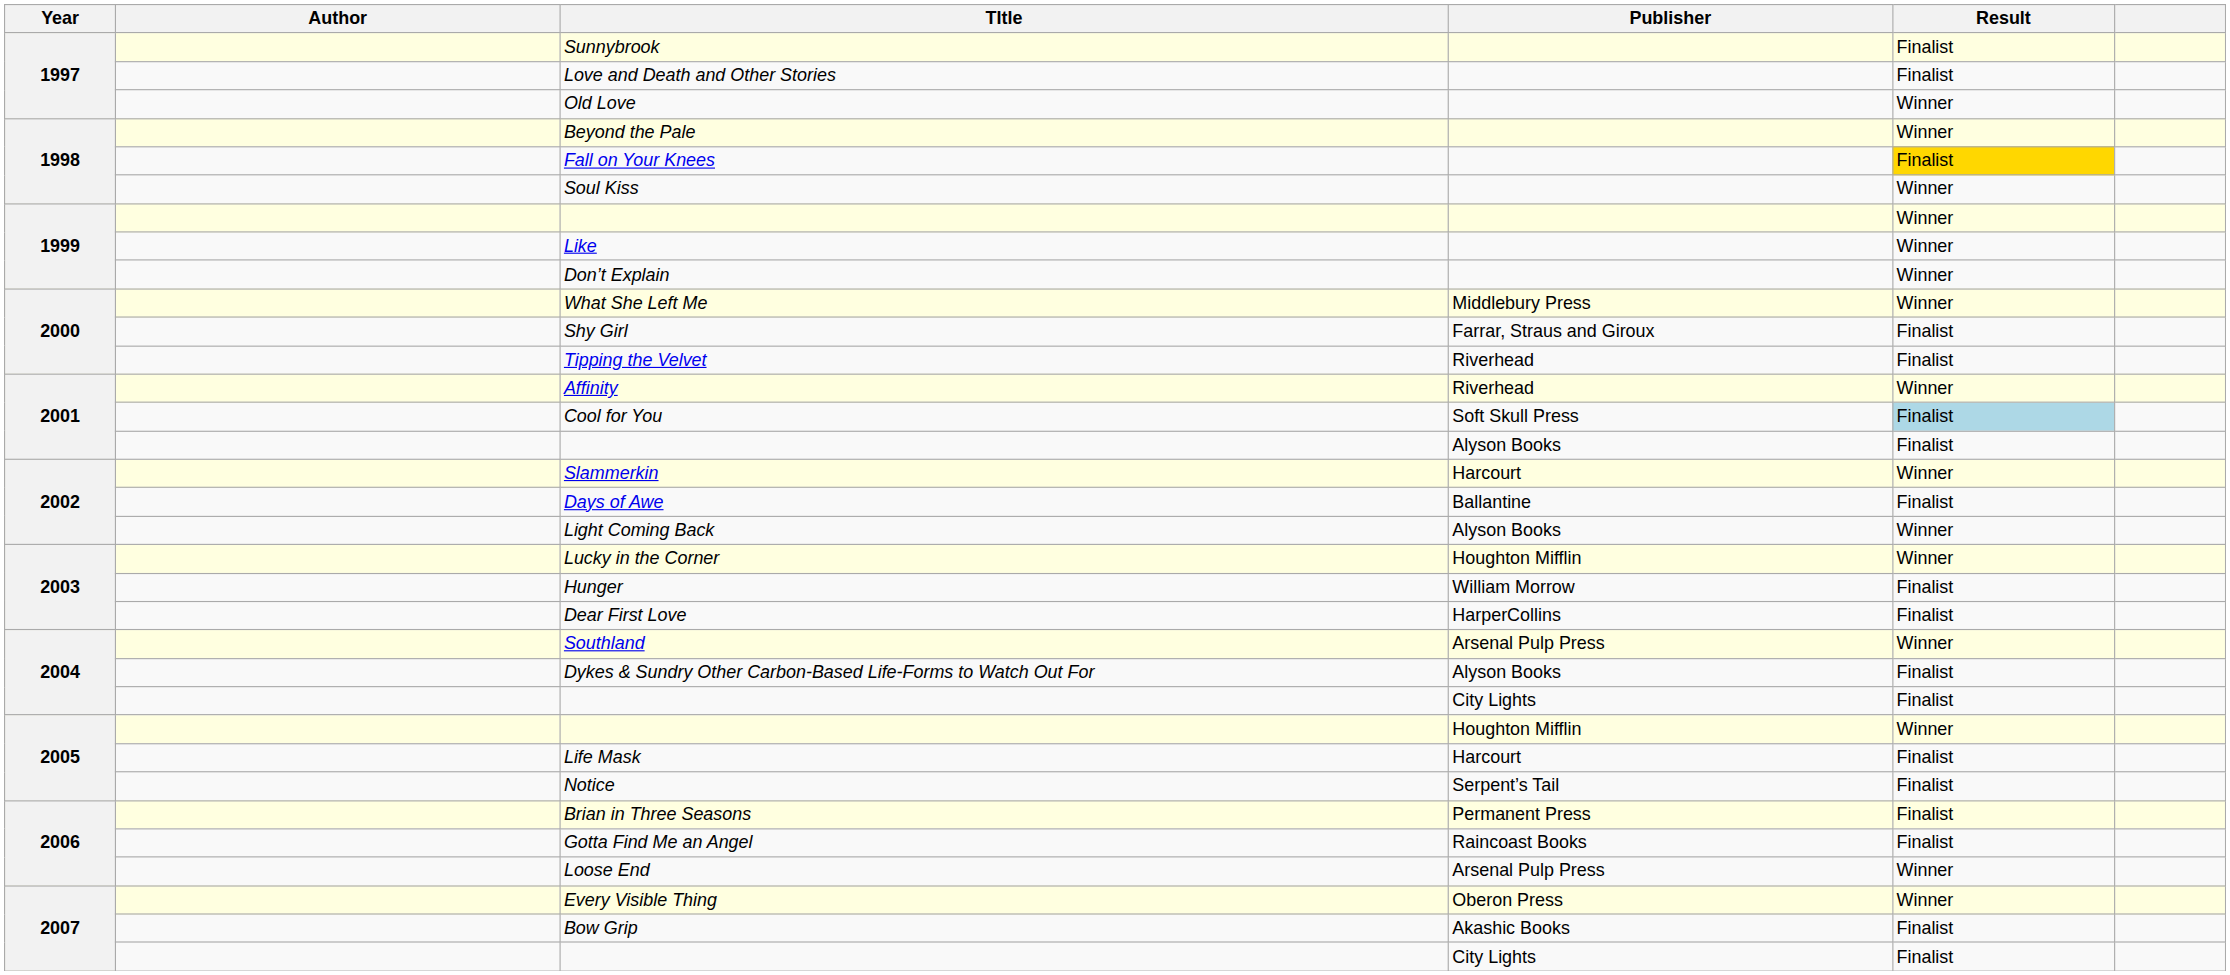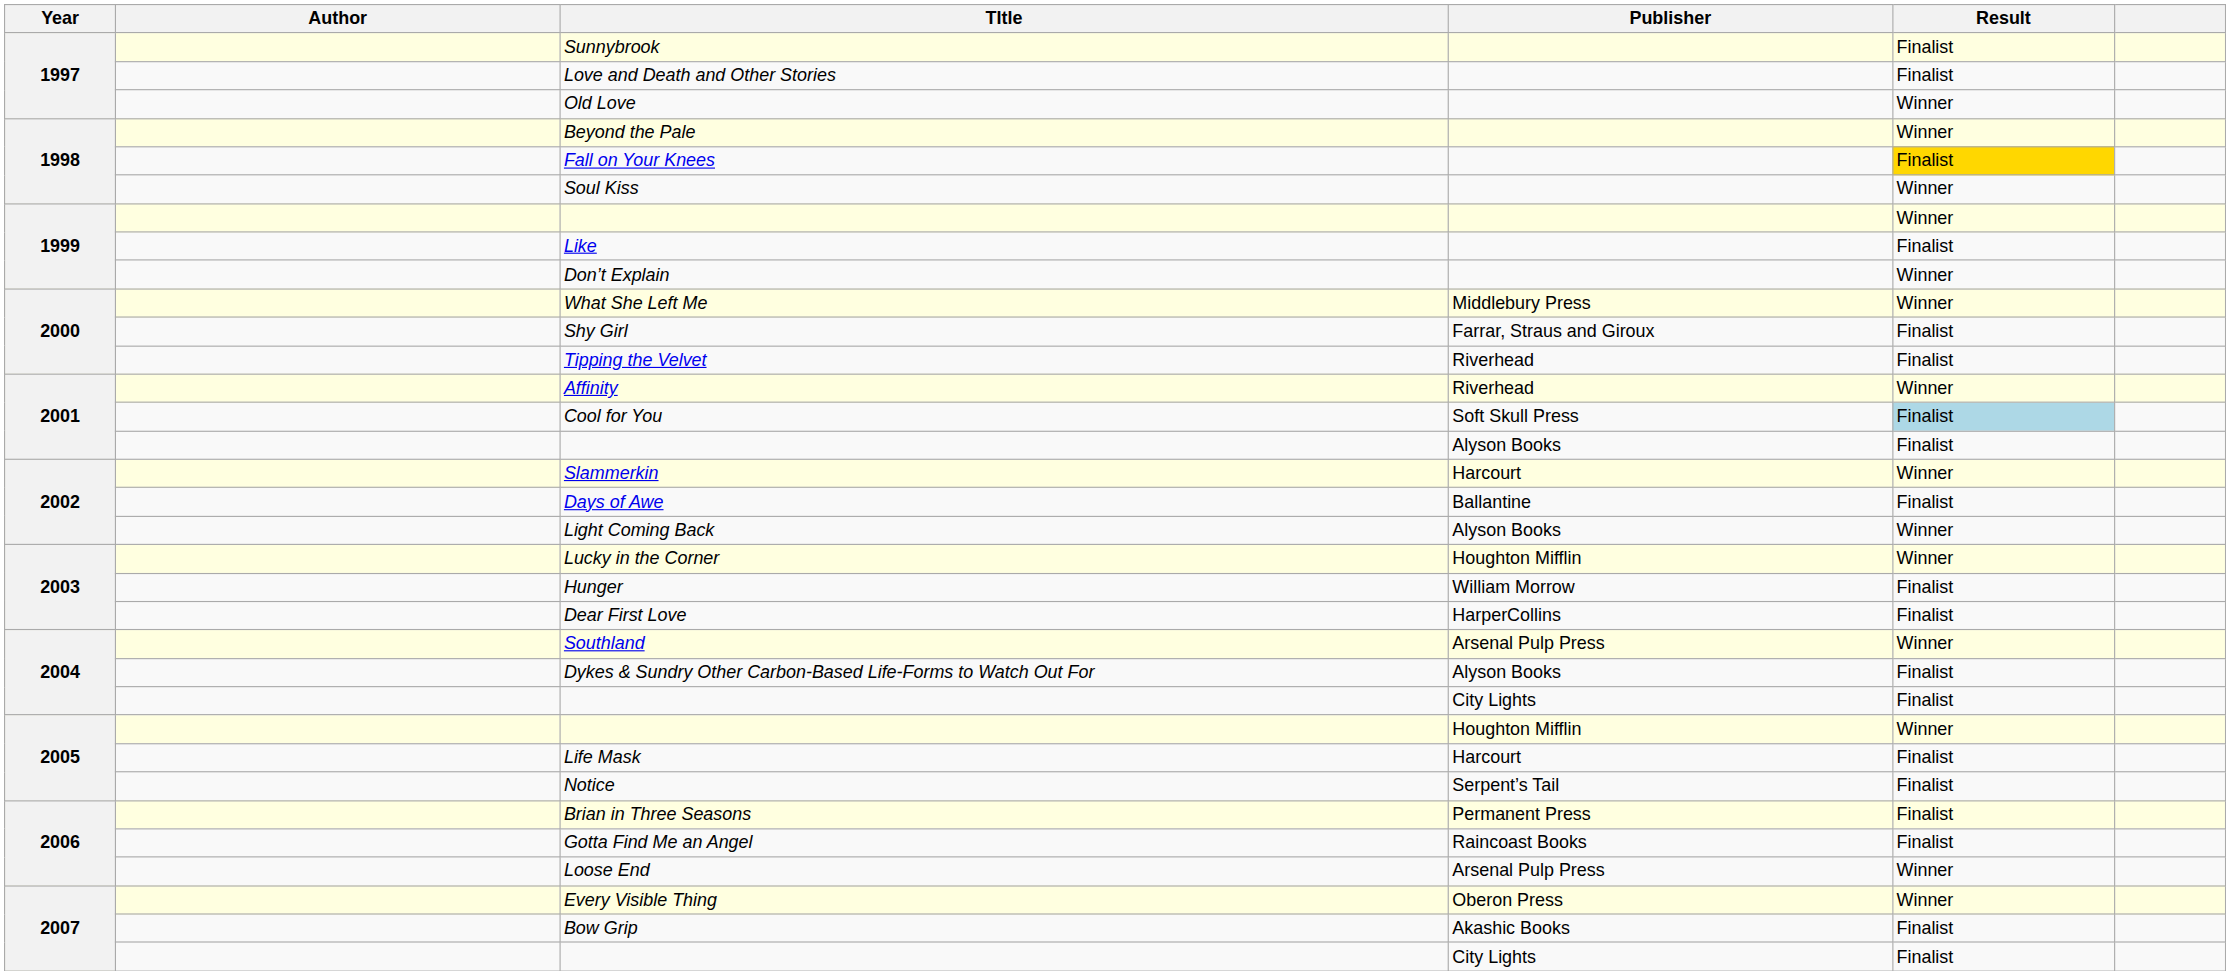(1925, 246) Winner -> (1925, 246) Finalist
